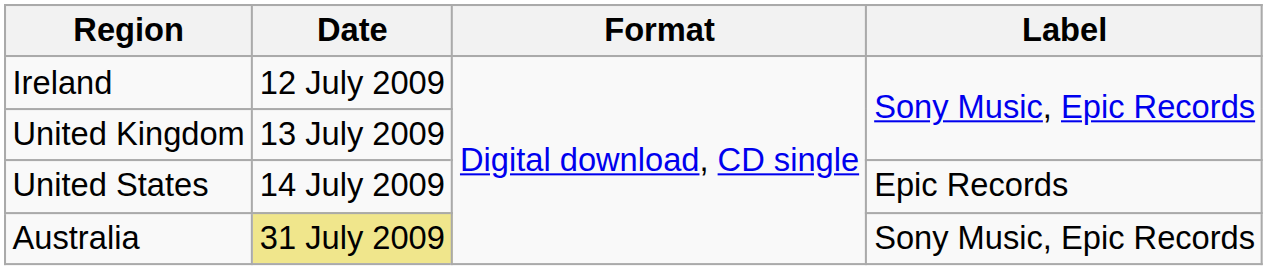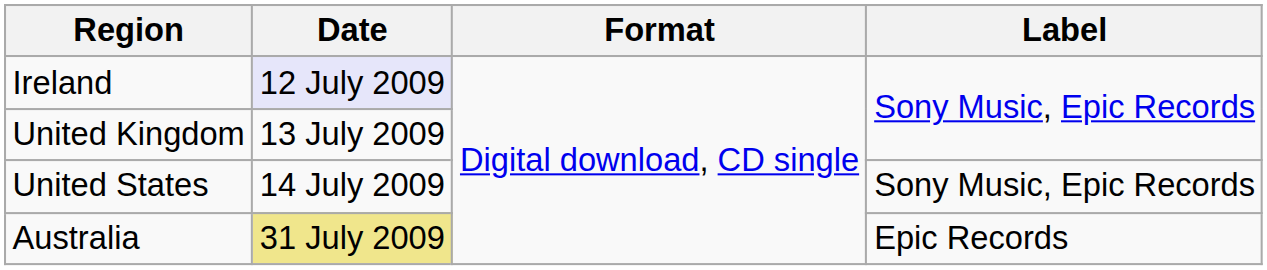(352, 82) no background -> (352, 82) lavender background
(971, 185) Epic Records -> (1065, 185) Sony Music, Epic Records
(1065, 237) Sony Music, Epic Records -> (971, 237) Epic Records
